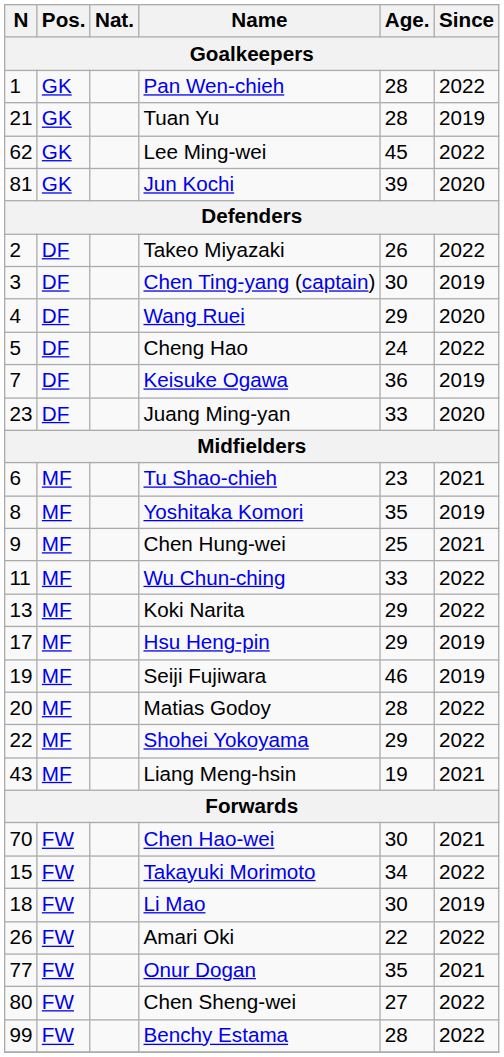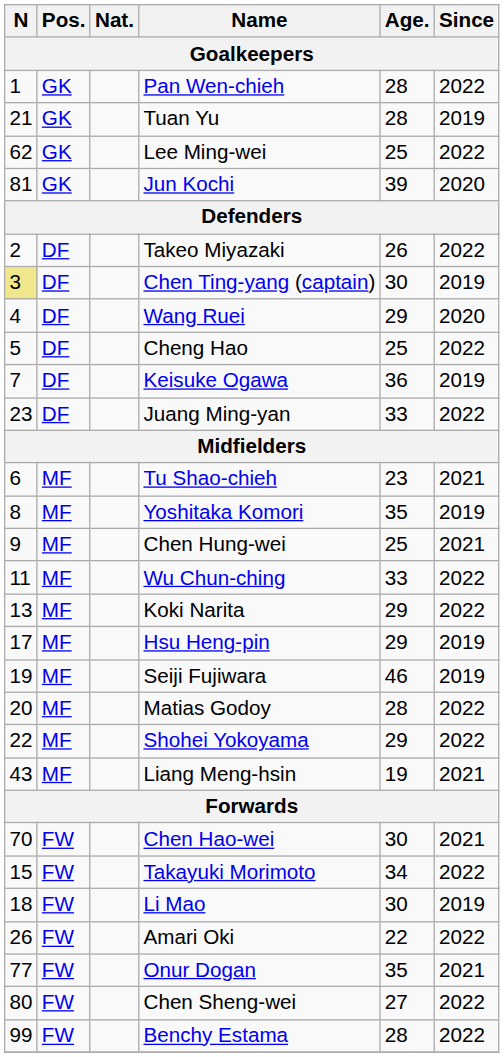(396, 151) 45 -> (396, 151) 25
(15, 282) no background -> (15, 282) khaki background
(396, 348) 24 -> (396, 348) 25
(462, 413) 2020 -> (462, 413) 2022
